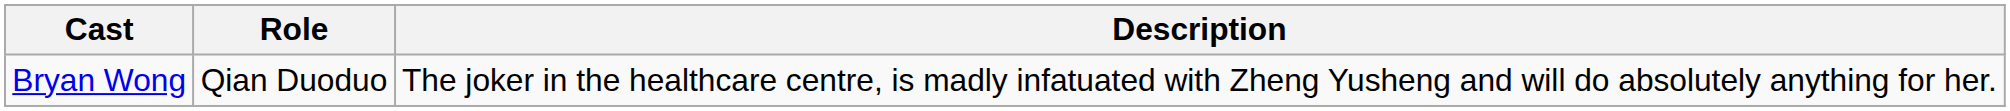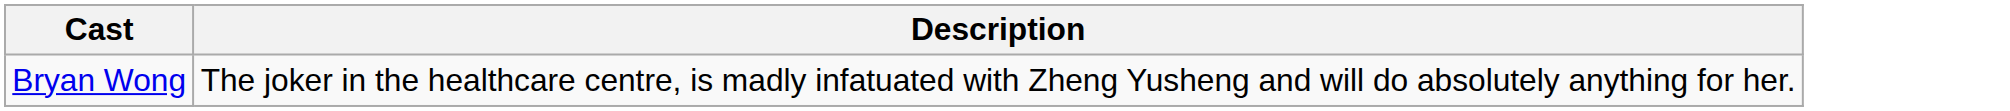- column: (294, 29)
